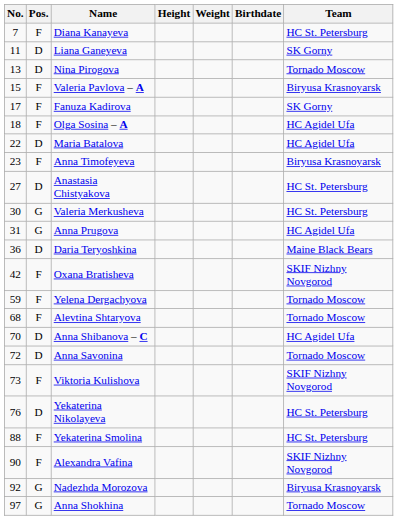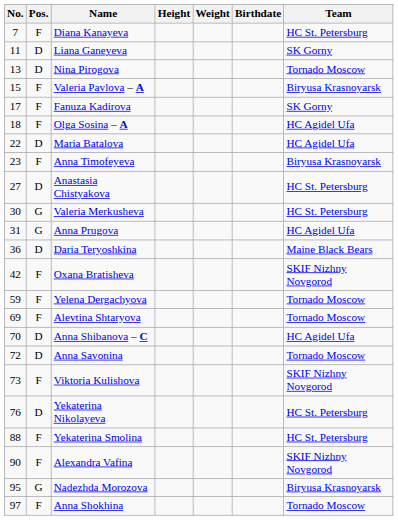(15, 318) 68 -> (15, 318) 69
(15, 488) 92 -> (15, 488) 95
(39, 506) G -> (39, 506) F
